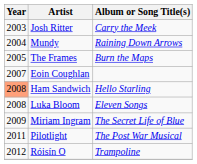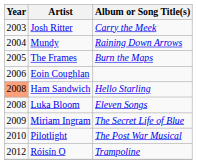(16, 74) 2007 -> (16, 74) 2006
(16, 136) 2011 -> (16, 136) 2010
